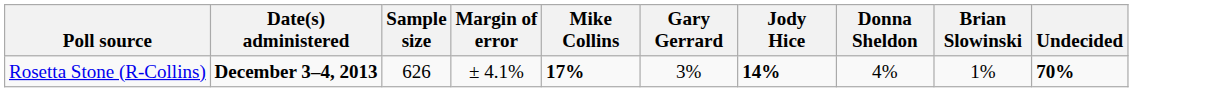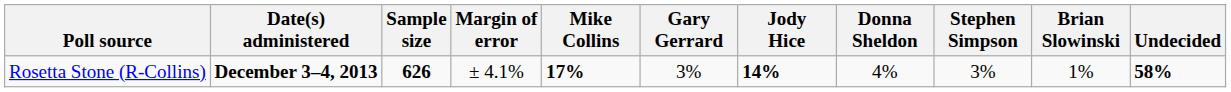+ column: (983, 30)
(416, 71) normal -> (416, 71) bold
(1055, 71) 70% -> (1153, 71) 58%
